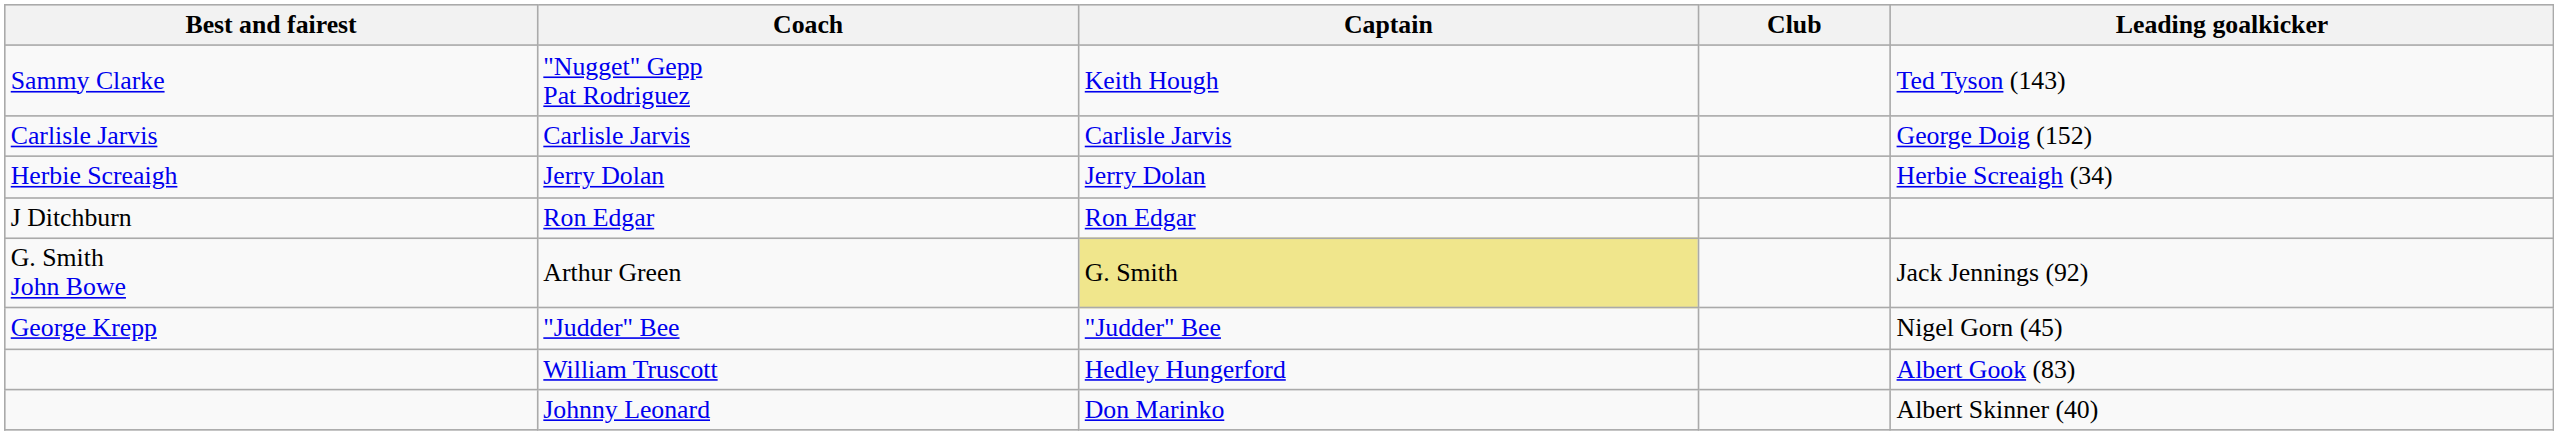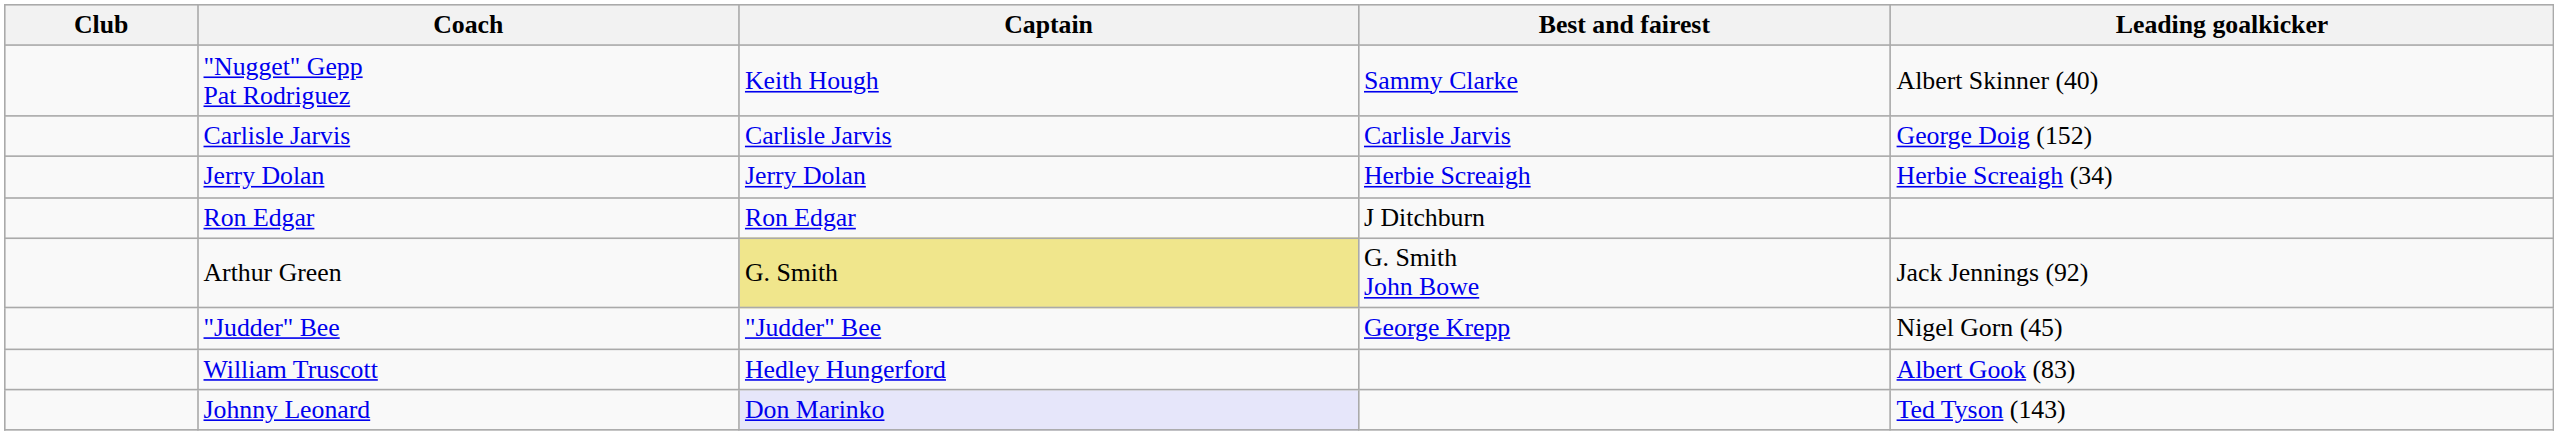columns swapped: (1794, 24) <-> (271, 24)
(1981, 80) Ted Tyson (143) -> (1997, 80) Albert Skinner (40)
(1155, 409) no background -> (815, 409) lavender background
(1997, 409) Albert Skinner (40) -> (1981, 409) Ted Tyson (143)
